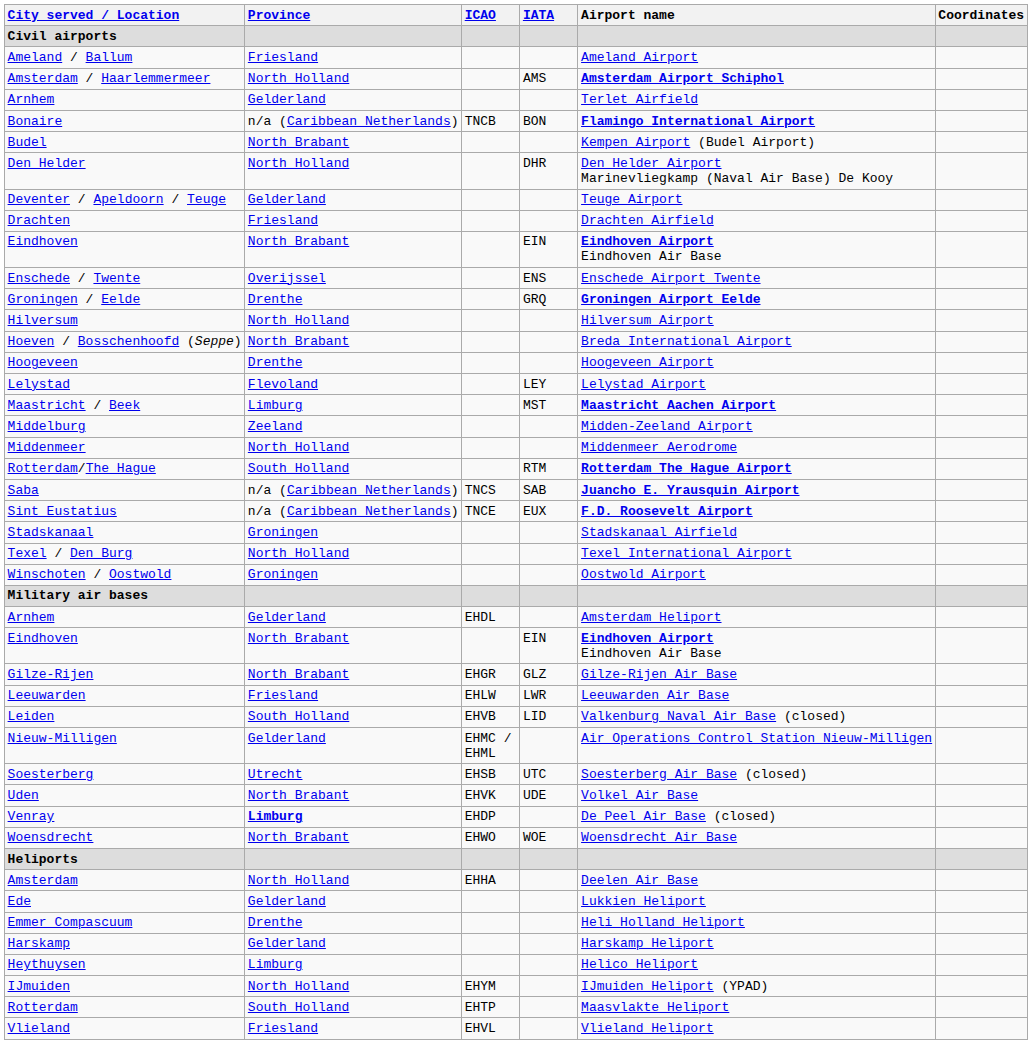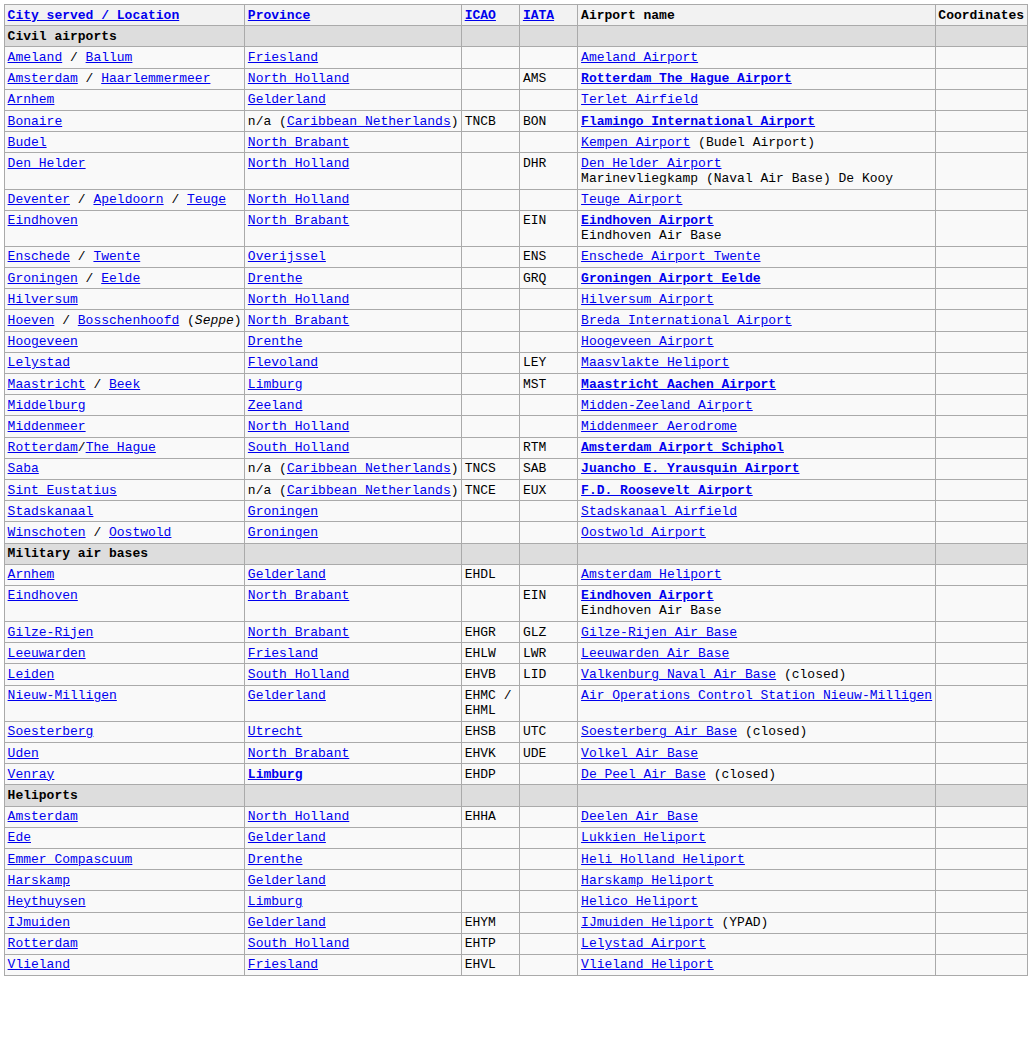(682, 79) Amsterdam Airport Schiphol -> (686, 79) Rotterdam The Hague Airport
(287, 200) Gelderland -> (299, 200) North Holland
- row: (39, 221)
(643, 384) Lelystad Airport -> (655, 363) Maasvlakte Heliport
(686, 469) Rotterdam The Hague Airport -> (682, 448) Amsterdam Airport Schiphol
- row: (70, 554)
- row: (51, 838)
(299, 986) North Holland -> (287, 923) Gelderland
(655, 1007) Maasvlakte Heliport -> (643, 944) Lelystad Airport
